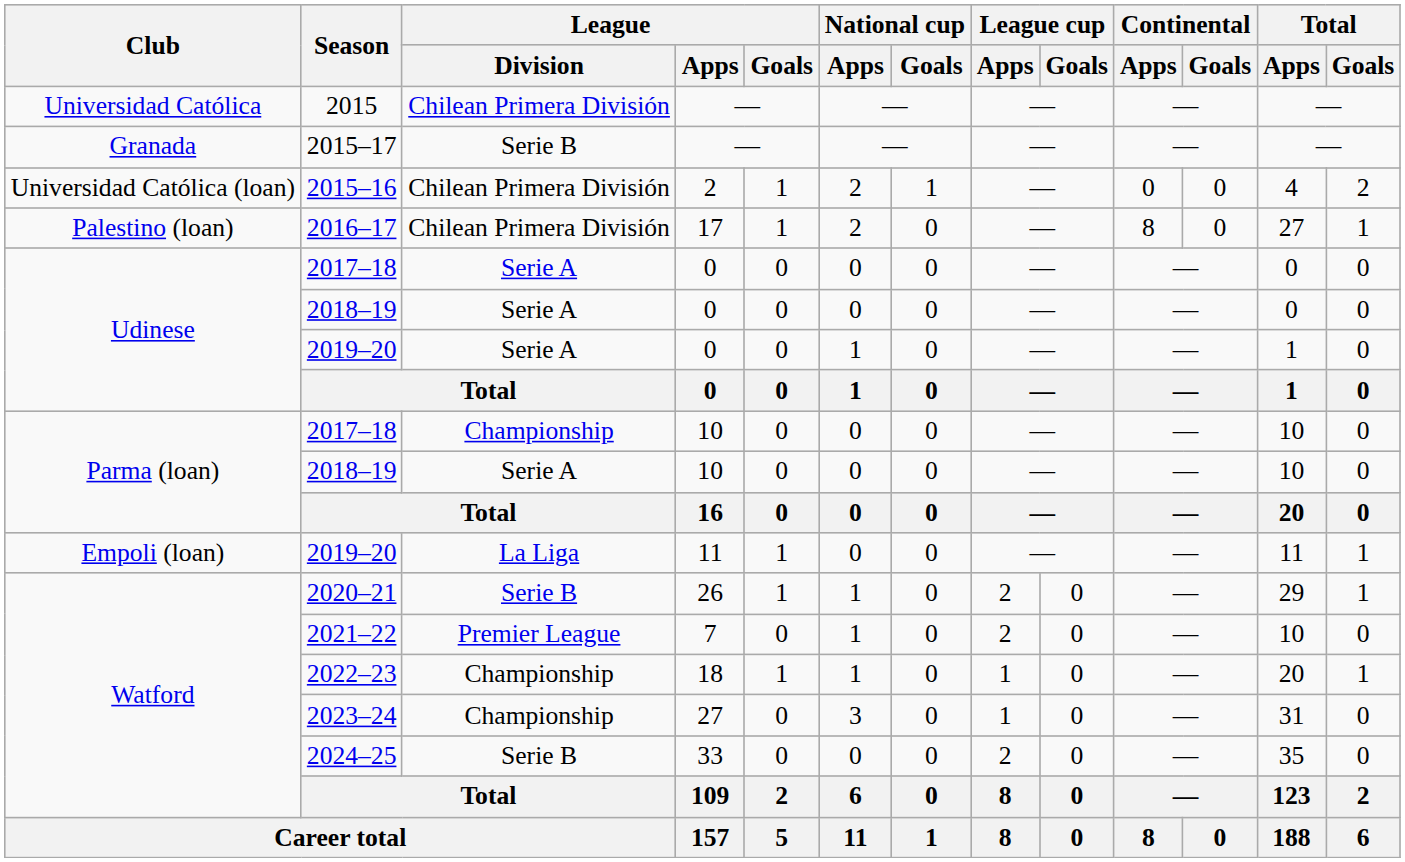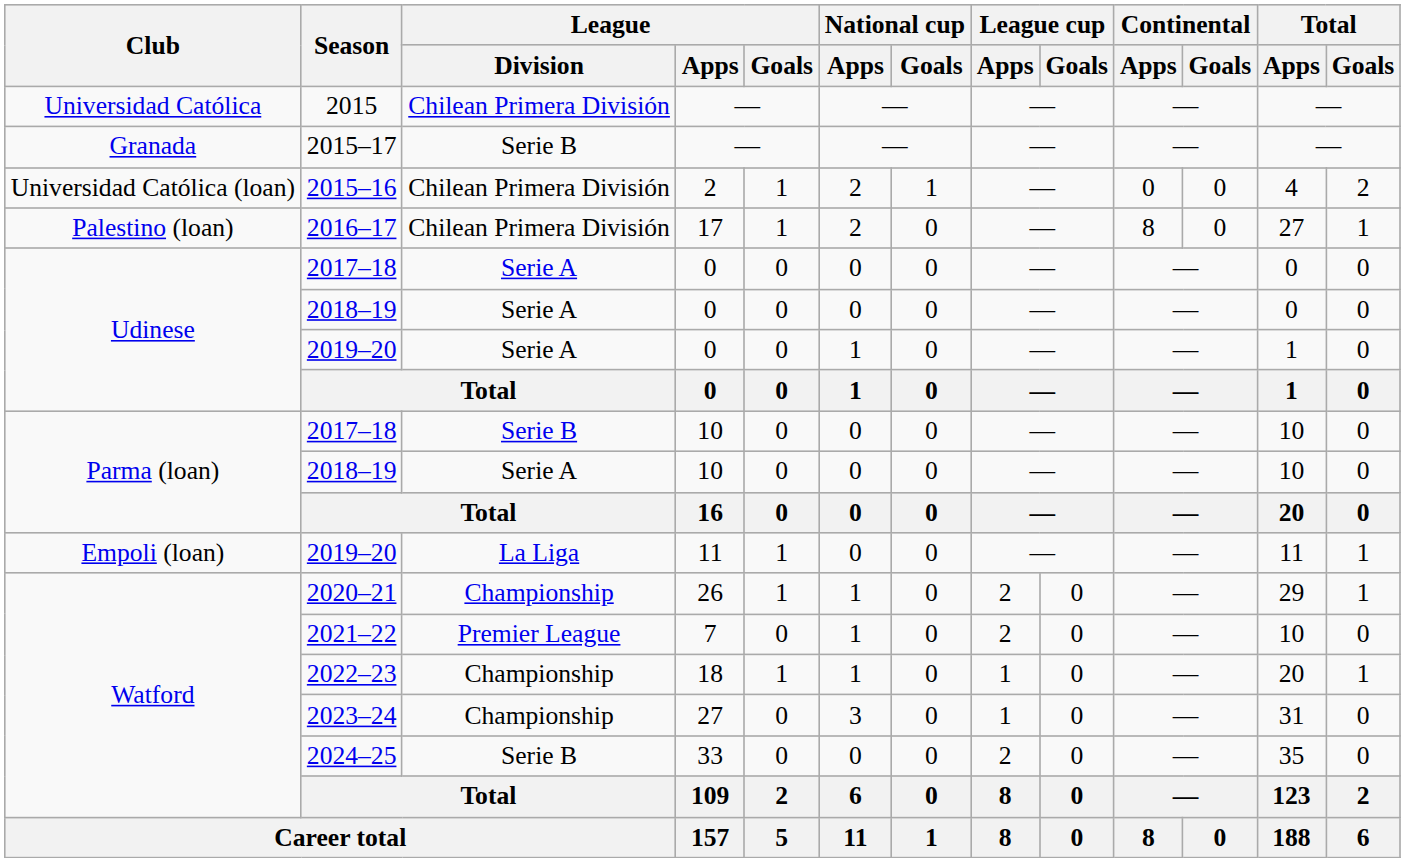(539, 430) Championship -> (539, 430) Serie B
(539, 593) Serie B -> (539, 593) Championship
